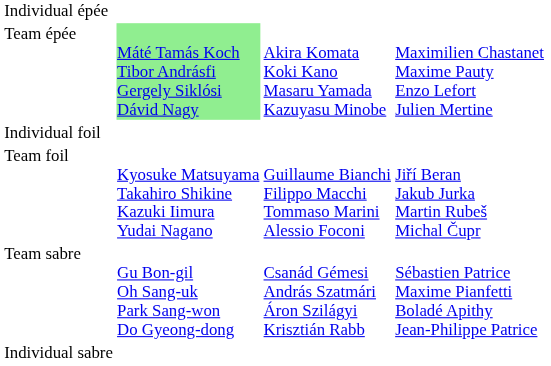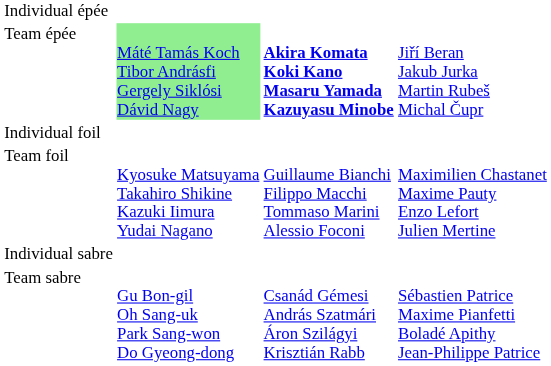(325, 80) normal -> (329, 80) bold
(470, 80) Maximilien Chastanet Maxime Pauty Enzo Lefort Julien Mertine -> (444, 80) Jiří Beran Jakub Jurka Martin Rubeš Michal Čupr
(441, 202) Jiří Beran Jakub Jurka Martin Rubeš Michal Čupr -> (472, 202) Maximilien Chastanet Maxime Pauty Enzo Lefort Julien Mertine
rows swapped: (59, 352) <-> (43, 254)
